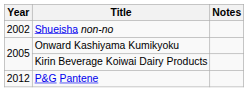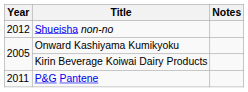(18, 29) 2002 -> (18, 29) 2012
(18, 78) 2012 -> (18, 78) 2011
